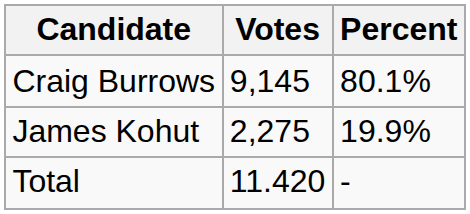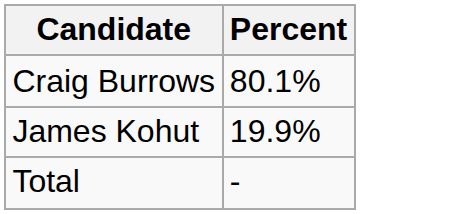- column: (278, 29)
